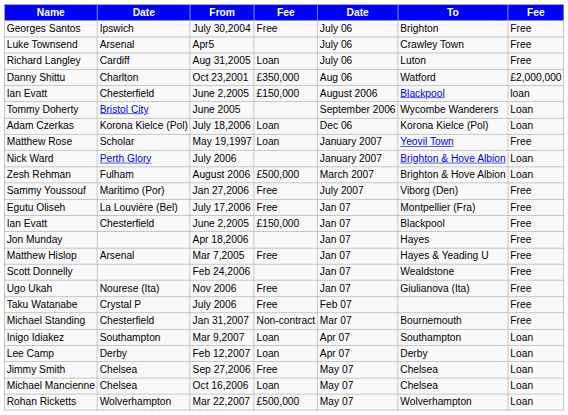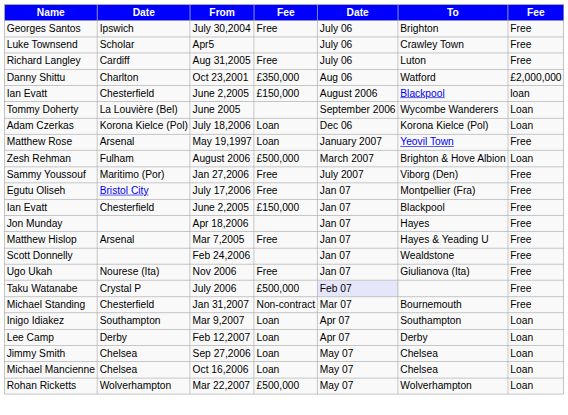(117, 45) Arsenal -> (117, 45) Scholar
(268, 61) Loan -> (267, 61) Free
(124, 110) Bristol City -> (139, 110) La Louvière (Bel)
(117, 142) Scholar -> (117, 142) Arsenal
- row: (30, 158)
(139, 207) La Louvière (Bel) -> (124, 191) Bristol City
(267, 304) Free -> (278, 288) £500,000
(336, 304) no background -> (336, 288) lavender background
(267, 369) Free -> (268, 353) Loan
